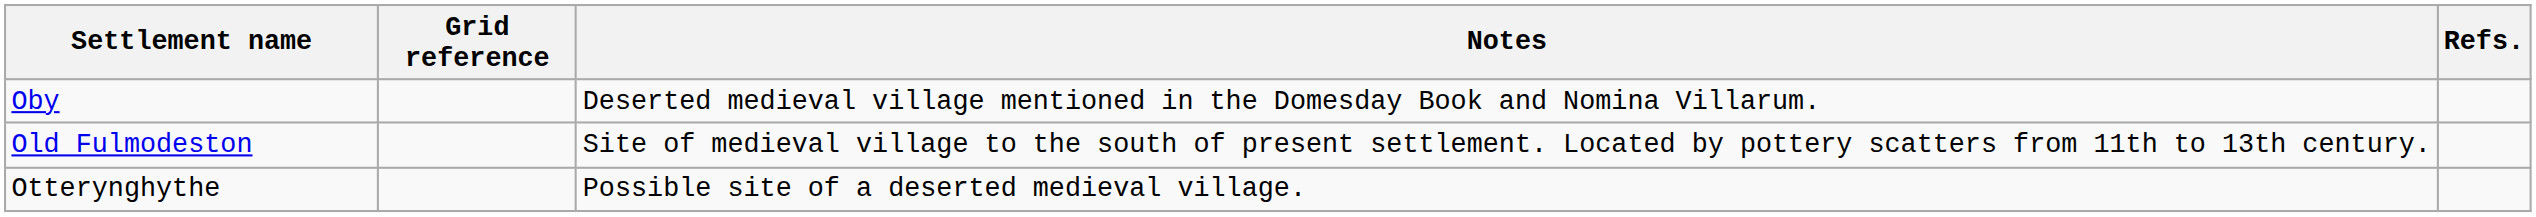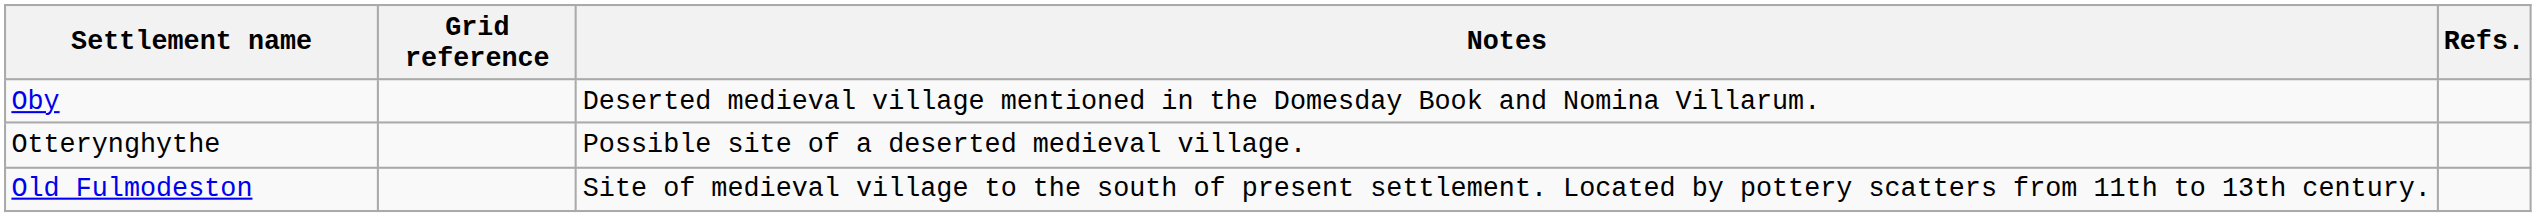rows swapped: (132, 145) <-> (116, 189)
